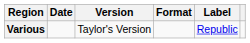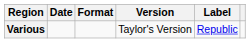columns swapped: (174, 12) <-> (114, 12)
